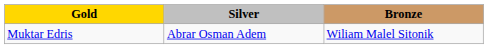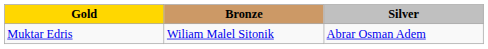columns swapped: (244, 14) <-> (404, 14)
